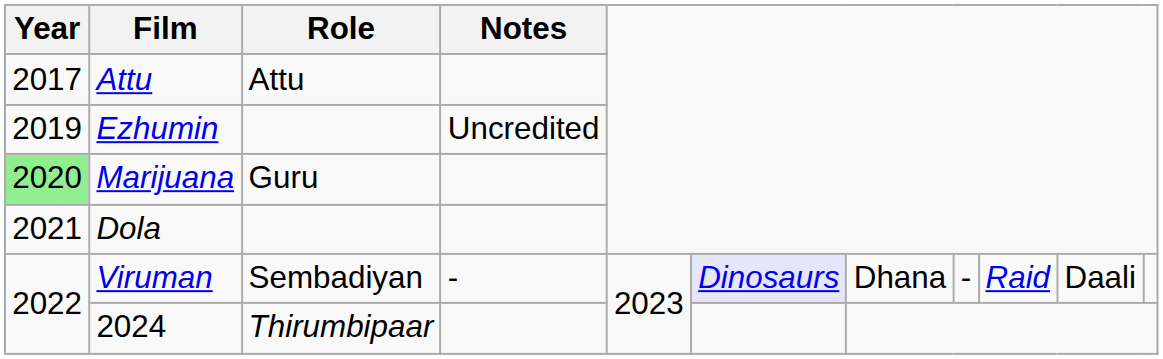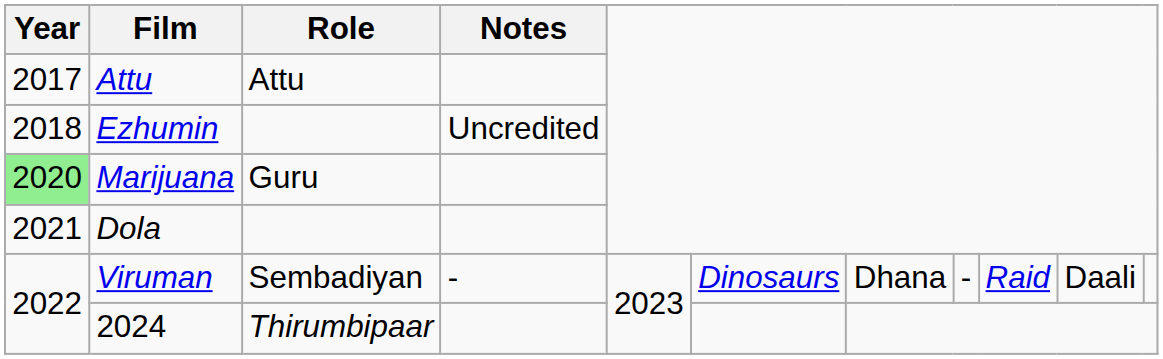(47, 128) 2019 -> (47, 128) 2018
(769, 278) lavender background -> (769, 278) no background
